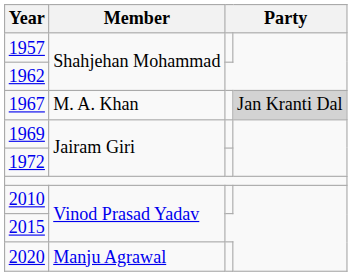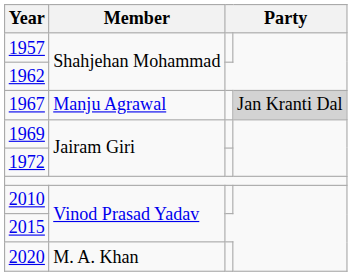(96, 104) M. A. Khan -> (110, 104) Manju Agrawal
(110, 256) Manju Agrawal -> (96, 256) M. A. Khan
